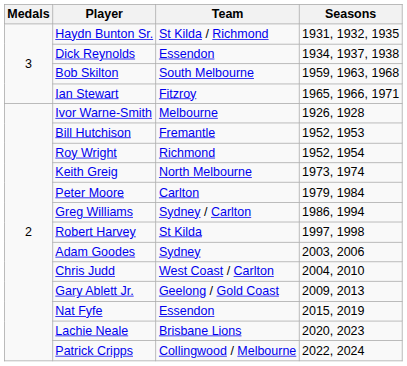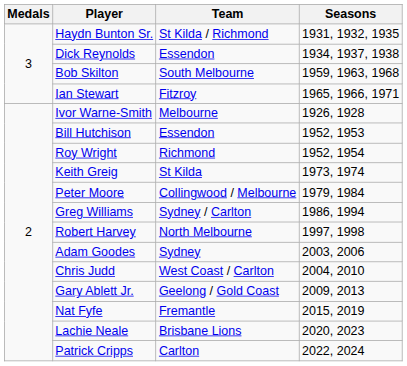(187, 133) Fremantle -> (187, 133) Essendon
(205, 172) North Melbourne -> (180, 172) St Kilda
(179, 192) Carlton -> (228, 192) Collingwood / Melbourne
(180, 232) St Kilda -> (205, 232) North Melbourne
(187, 311) Essendon -> (187, 311) Fremantle
(228, 350) Collingwood / Melbourne -> (179, 350) Carlton
